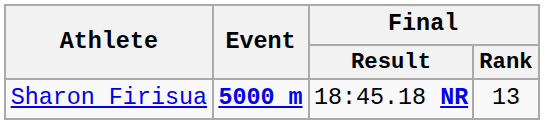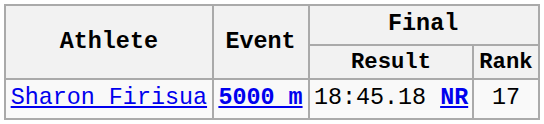(506, 99) 13 -> (506, 99) 17
